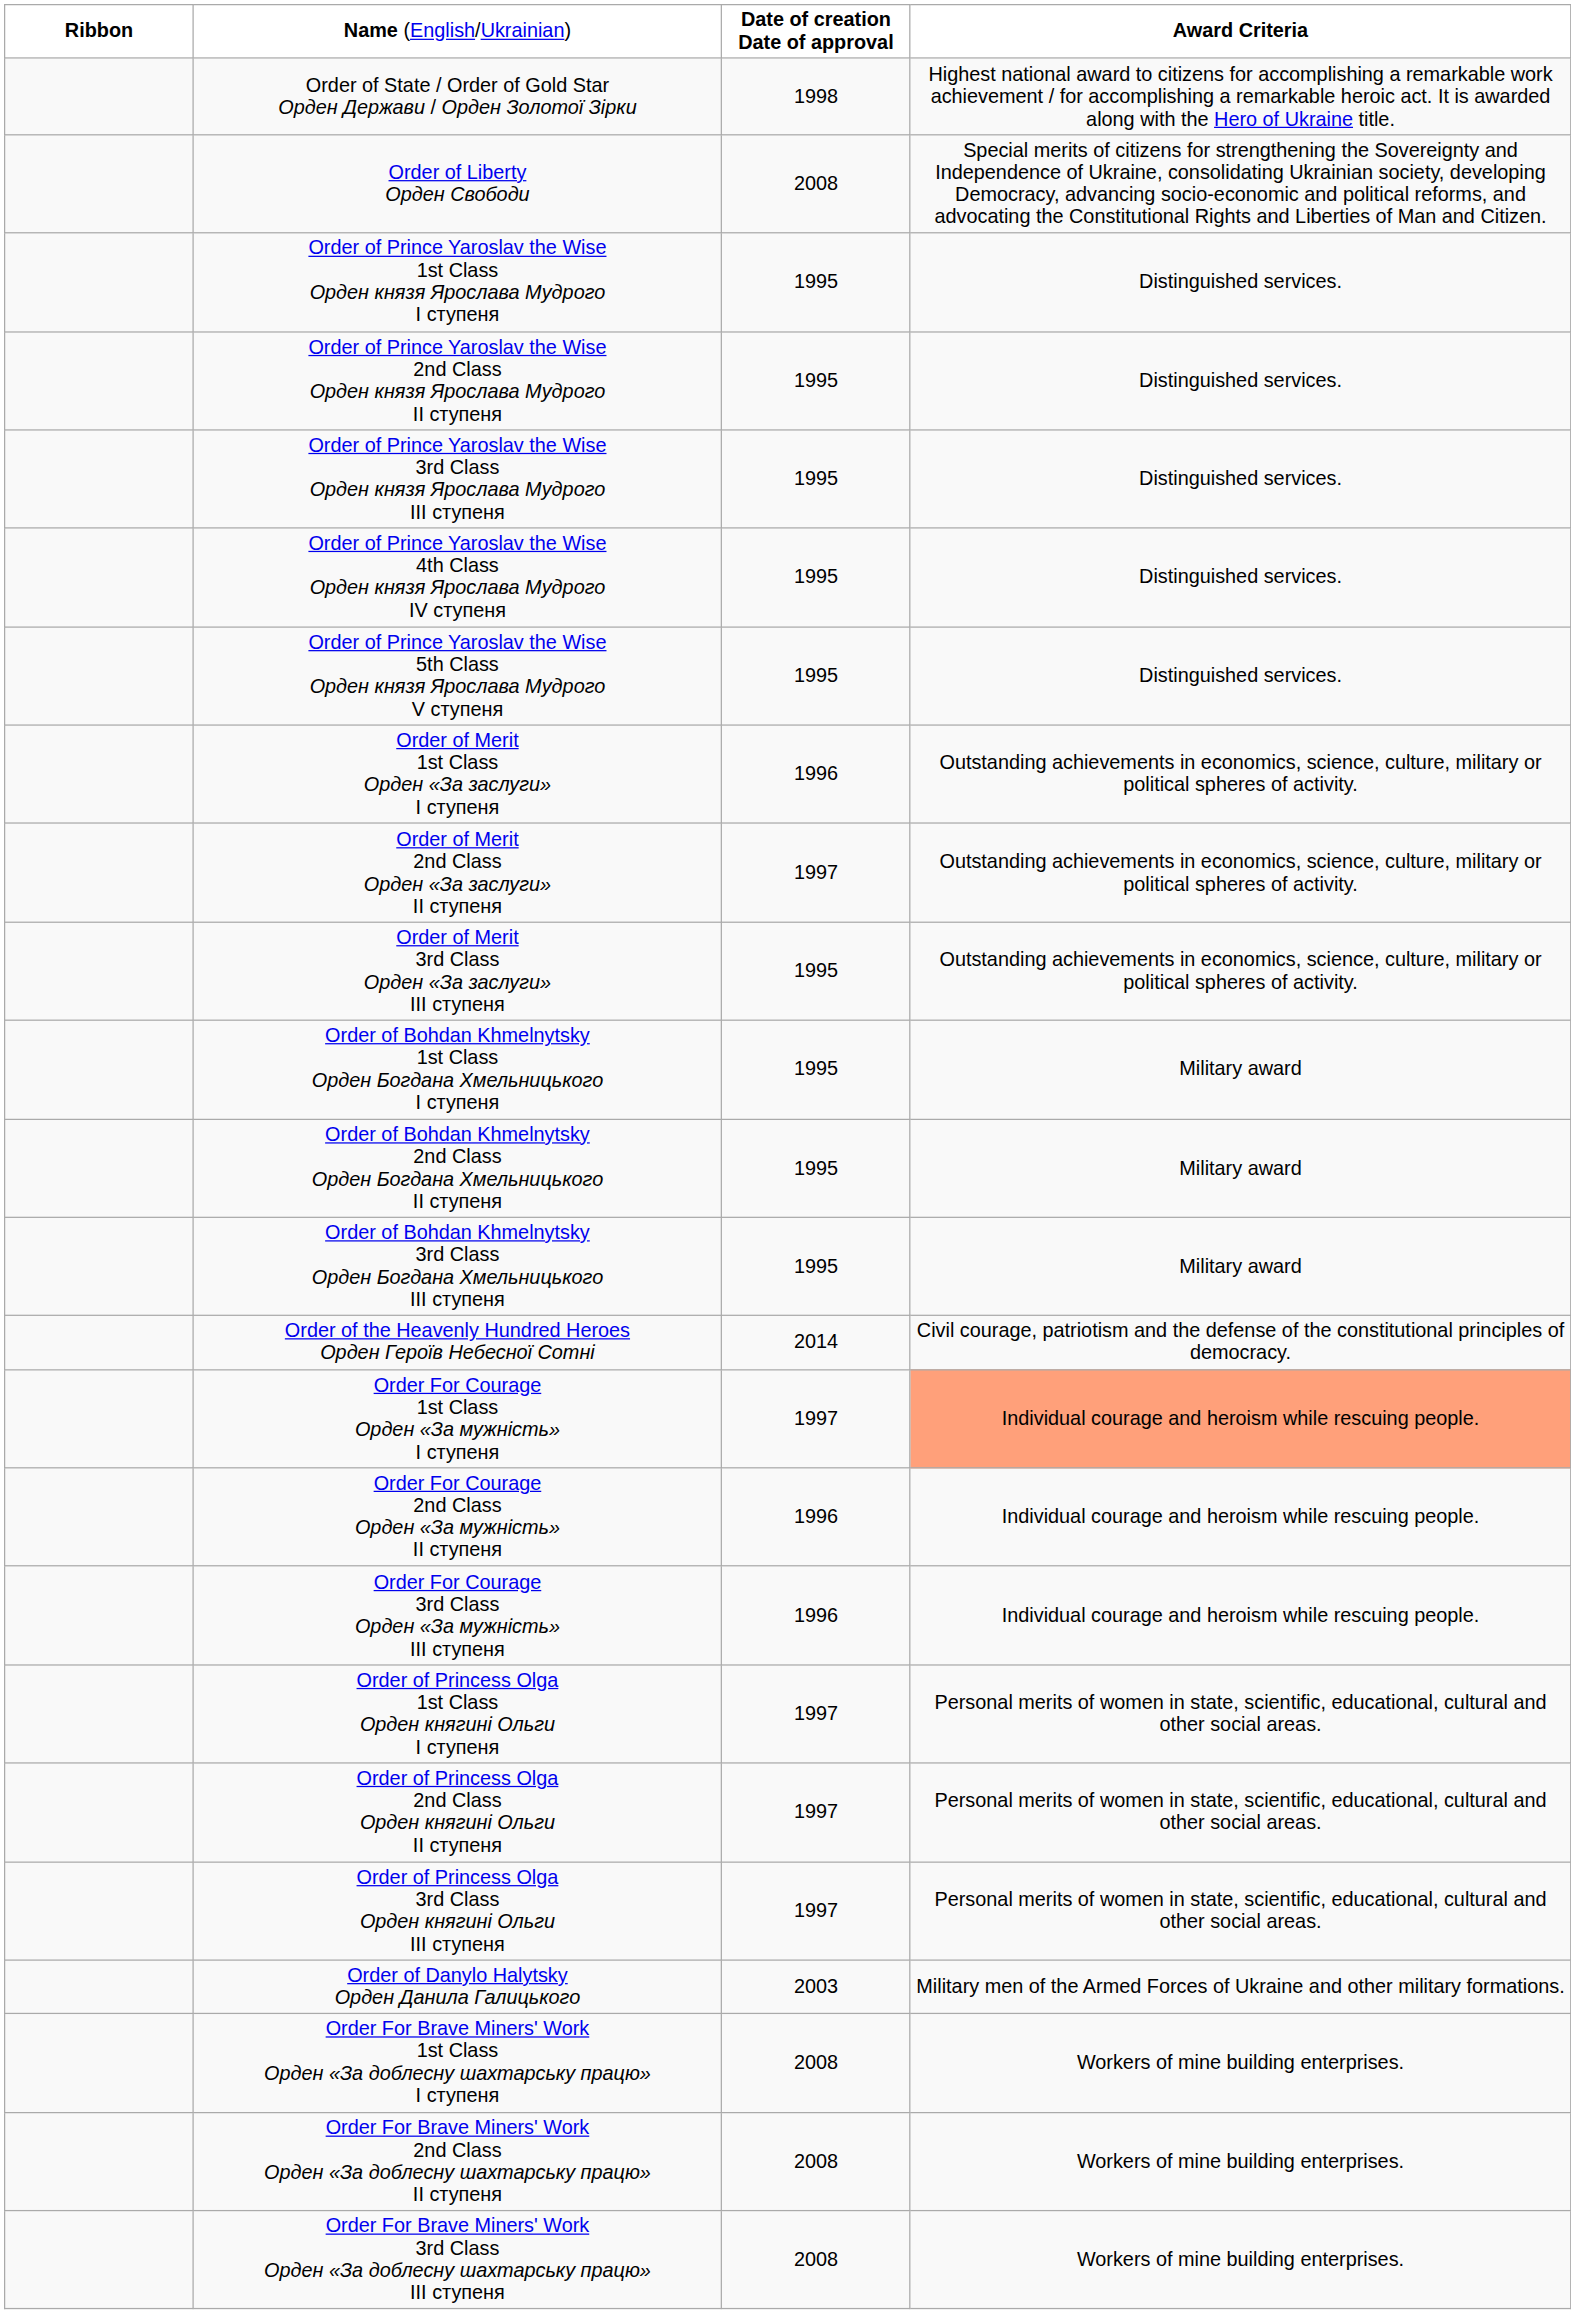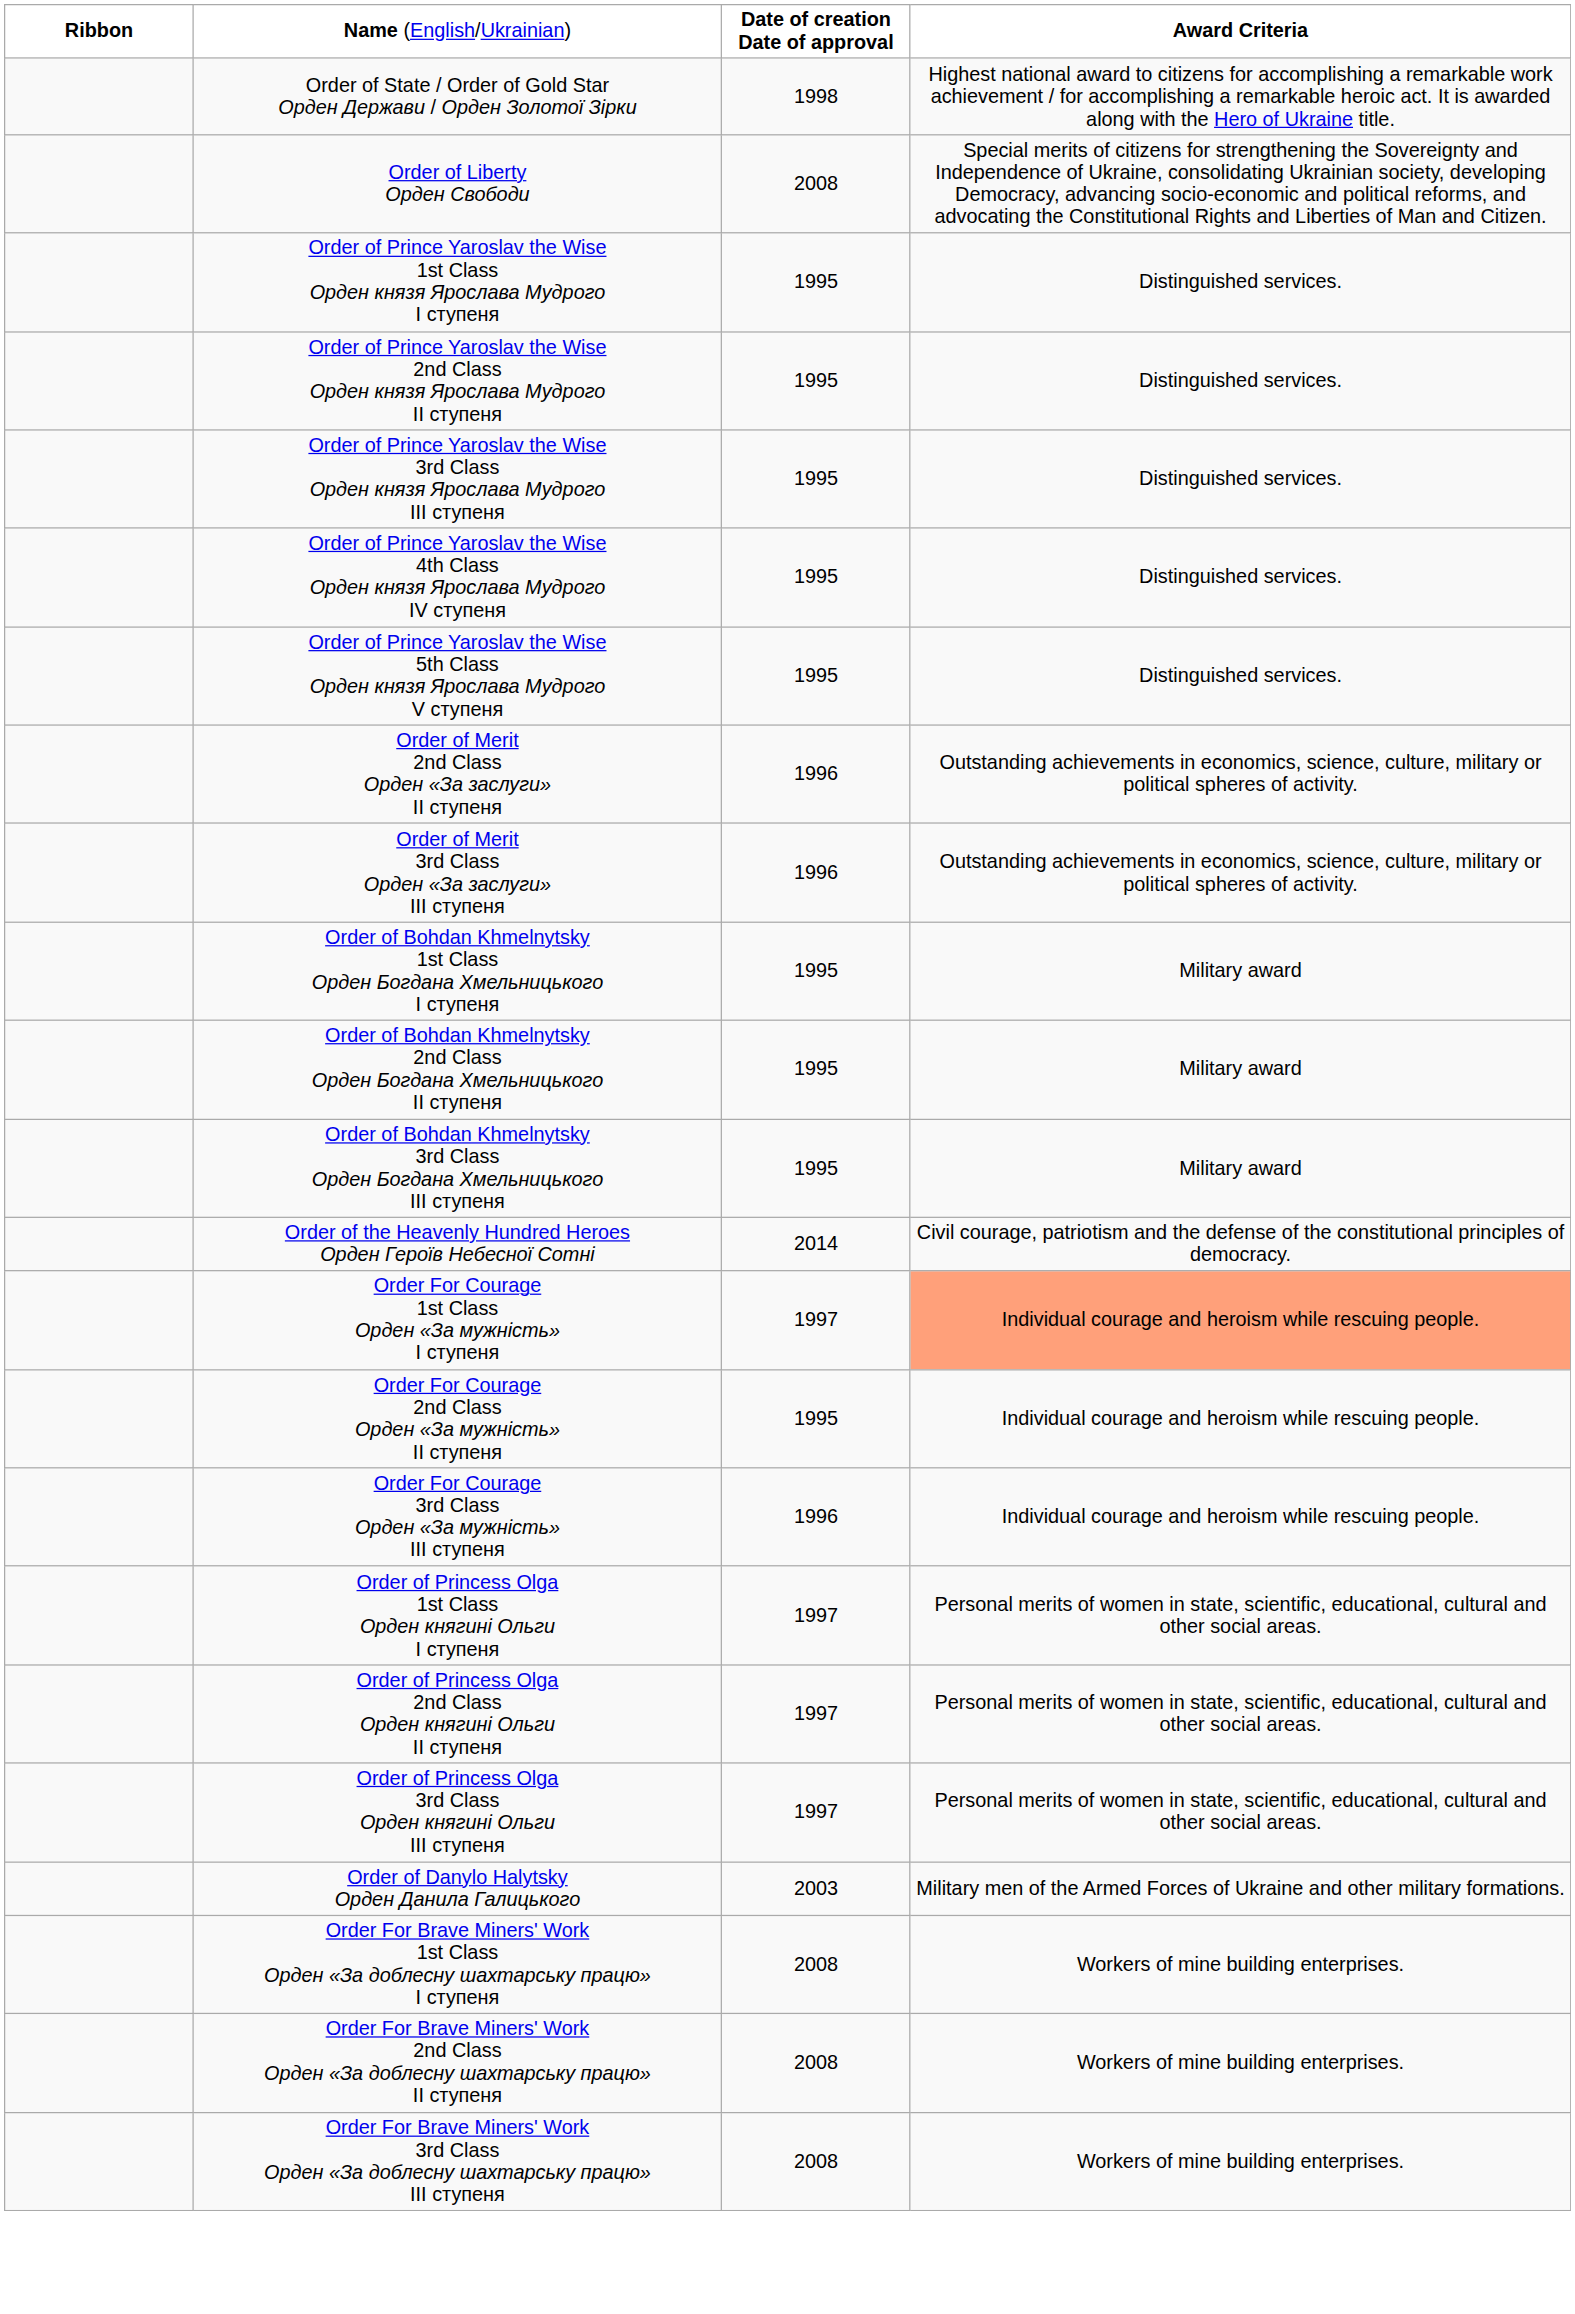- row: (457, 774)
(816, 872) 1997 -> (816, 774) 1996
(816, 971) 1995 -> (816, 872) 1996
(816, 1516) 1996 -> (816, 1418) 1995
